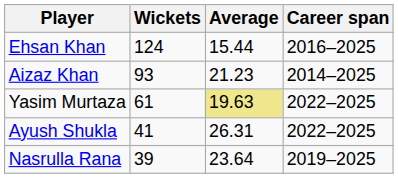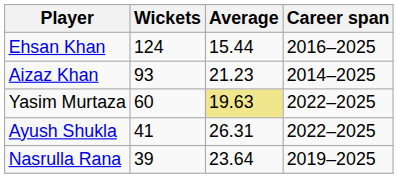(144, 103) 61 -> (144, 103) 60
